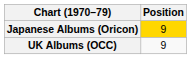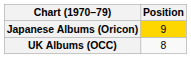(163, 45) 9 -> (163, 45) 8
